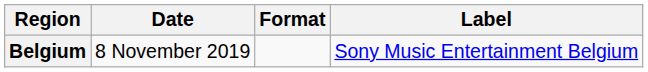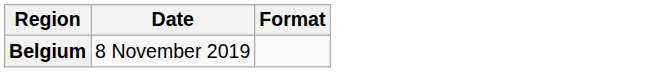- column: (486, 19)
